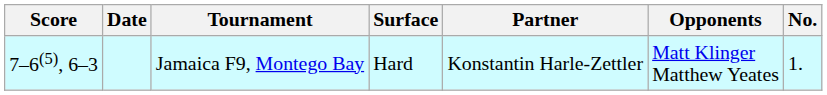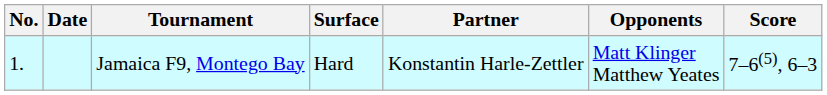columns swapped: (803, 20) <-> (54, 20)
